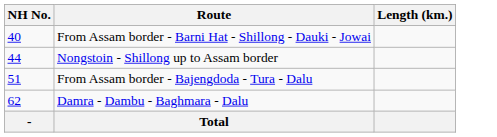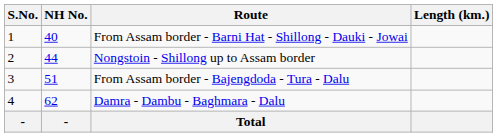+ column: (23, 15)
